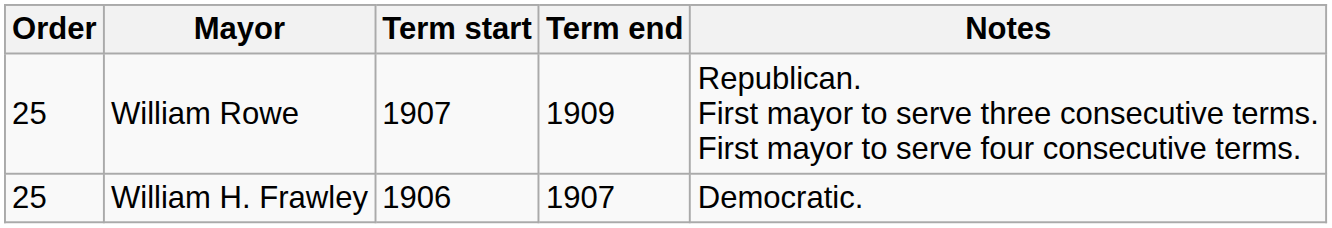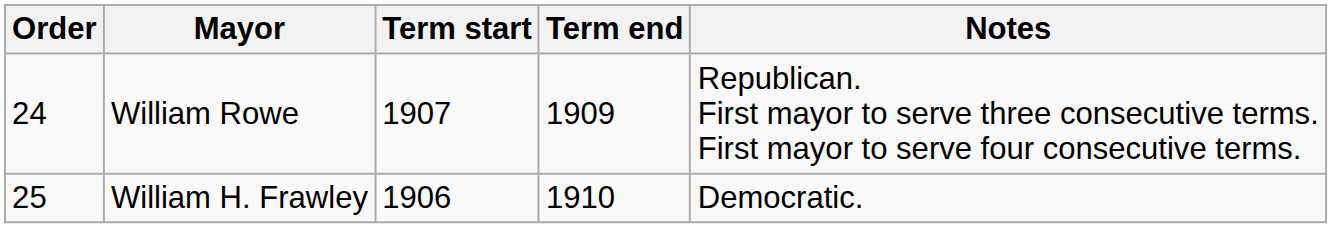(29, 113) 25 -> (29, 113) 24
(581, 197) 1907 -> (581, 197) 1910
